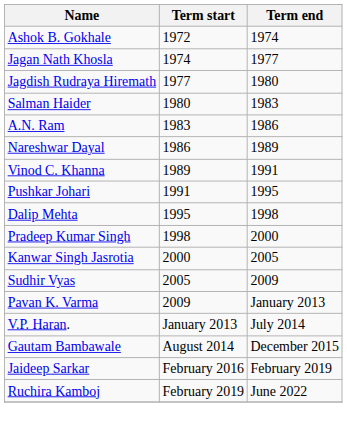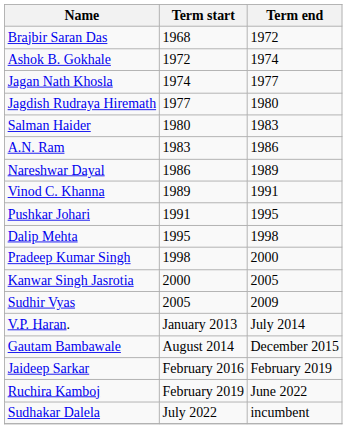+ row: (58, 37)
- row: (53, 302)
+ row: (54, 412)
